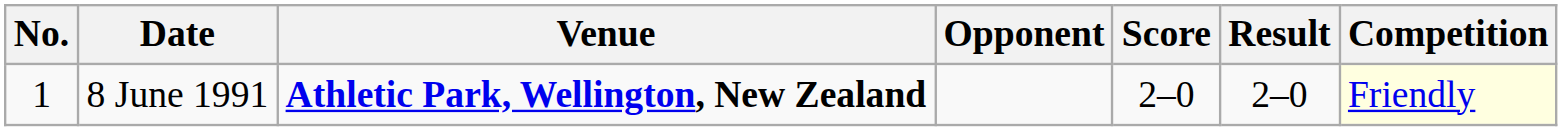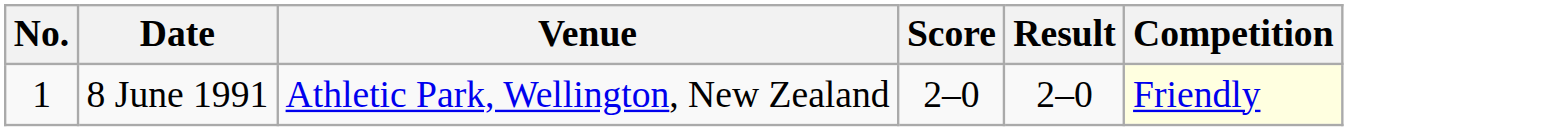- column: (1024, 34)
(606, 93) bold -> (588, 93) normal
